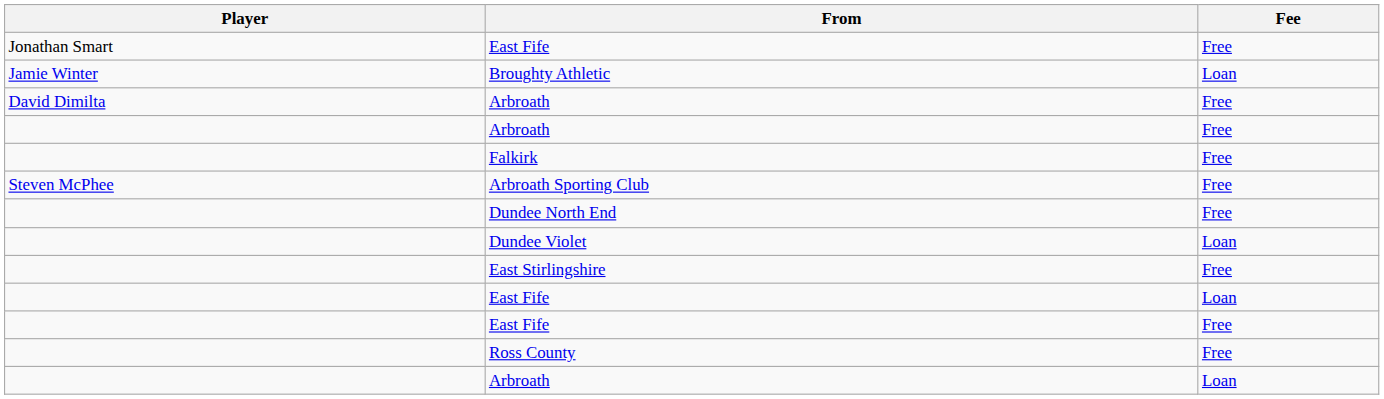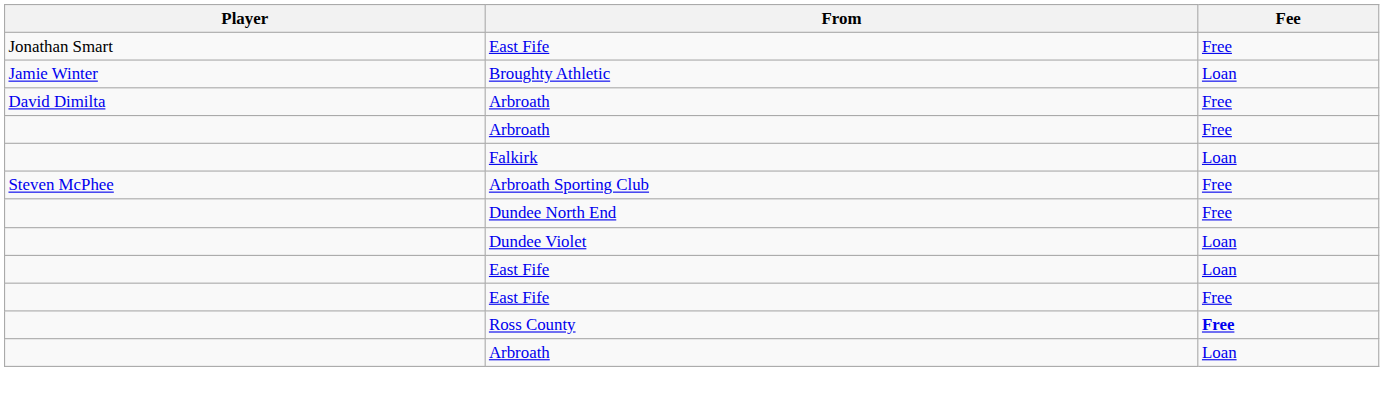(1217, 157) Free -> (1219, 157) Loan
- row: (245, 269)
(1217, 352) normal -> (1218, 324) bold
